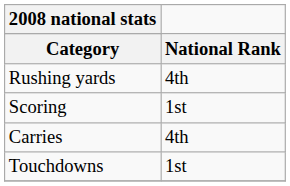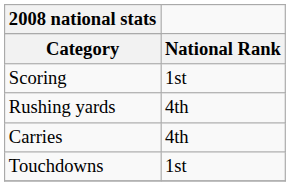rows swapped: (38, 107) <-> (62, 78)
